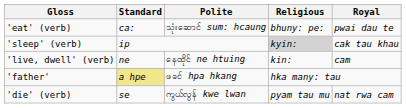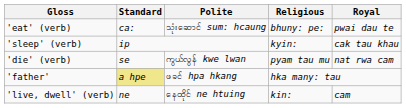(284, 44) lightgrey background -> (284, 44) no background
rows swapped: (39, 94) <-> (60, 60)
